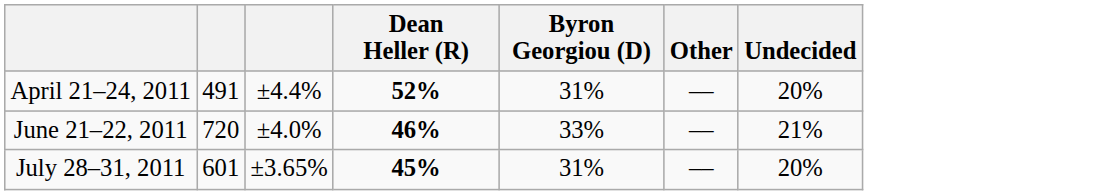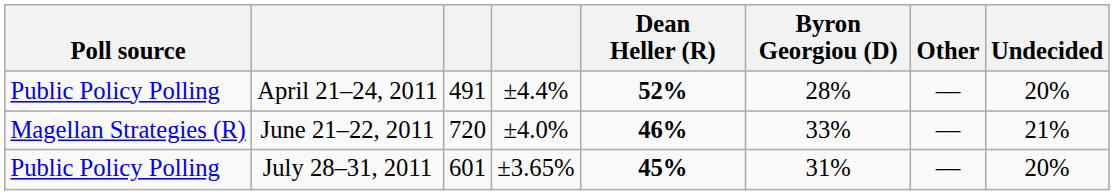+ column: (128, 51)
(581, 90) 31% -> (828, 90) 28%
